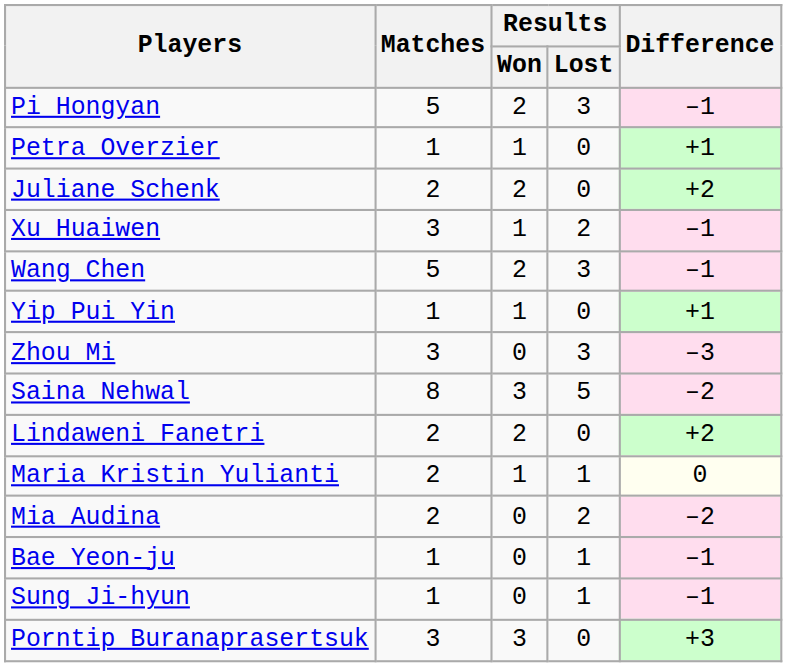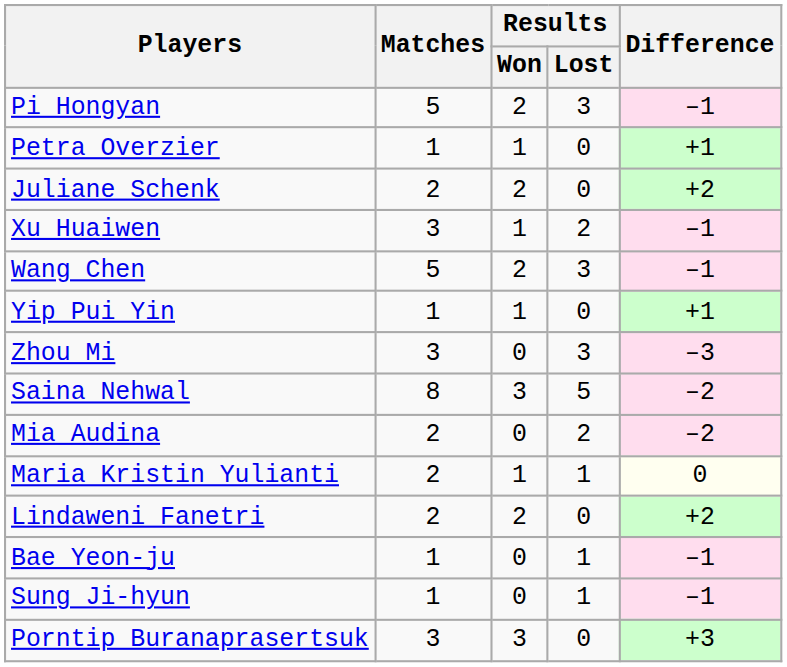rows swapped: (138, 435) <-> (86, 517)
